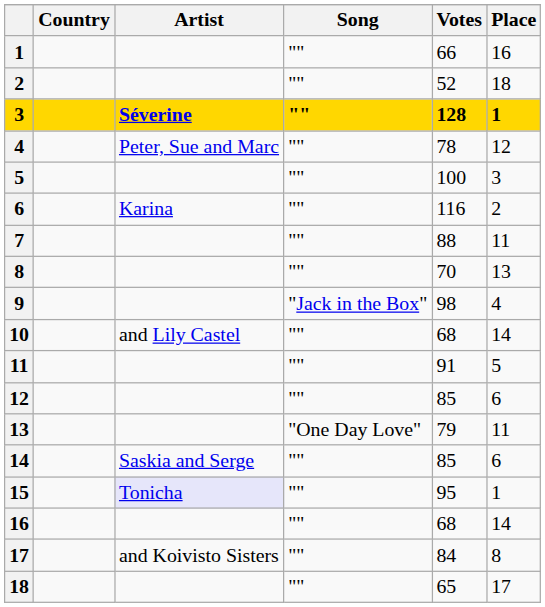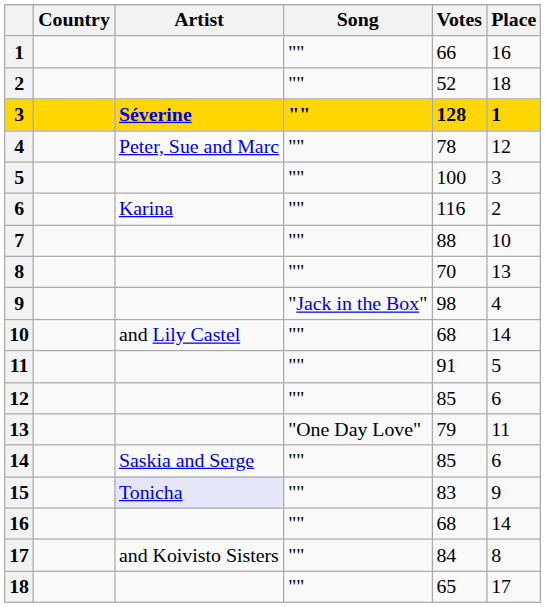(501, 240) 11 -> (501, 240) 10
(446, 492) 95 -> (446, 492) 83
(496, 492) 1 -> (496, 492) 9
